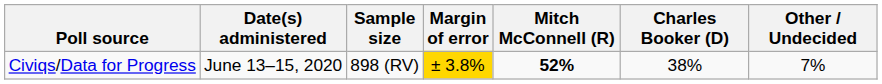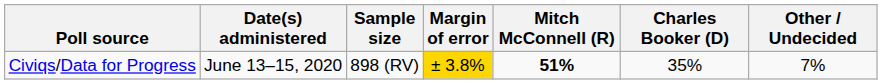(557, 65) 52% -> (557, 65) 51%
(685, 65) 38% -> (685, 65) 35%
